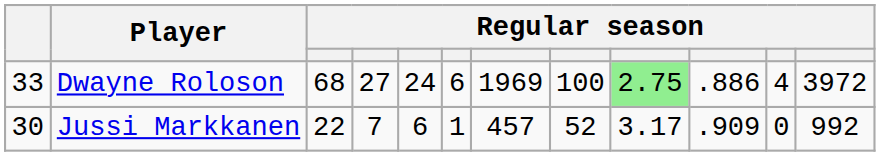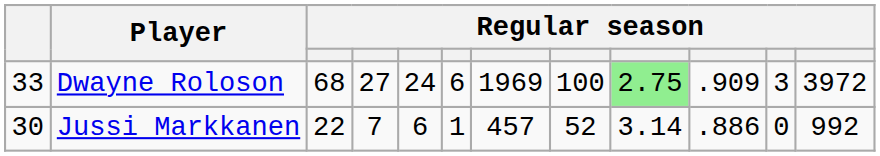(728, 84) .886 -> (728, 84) .909
(781, 84) 4 -> (781, 84) 3
(650, 128) 3.17 -> (650, 128) 3.14
(728, 128) .909 -> (728, 128) .886
